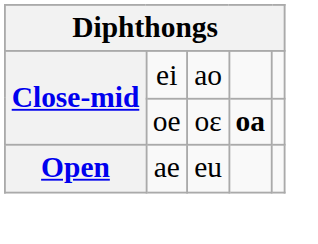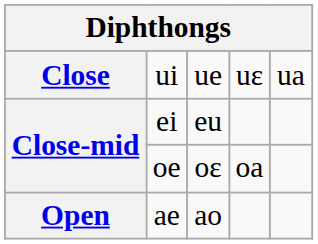+ row: (167, 74)
(208, 74) ao -> (208, 121) eu
(250, 121) bold -> (249, 167) normal
(208, 167) eu -> (208, 214) ao
